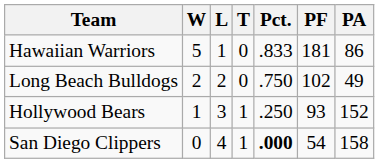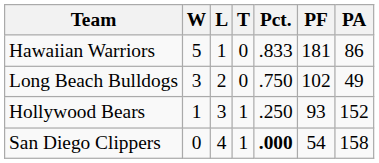(197, 81) 2 -> (197, 81) 3
